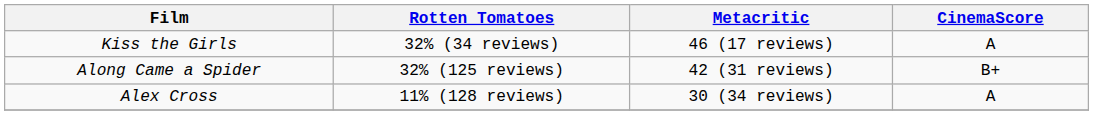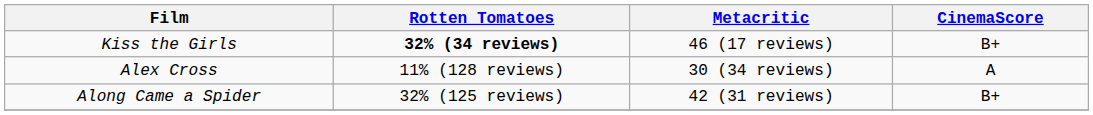(482, 44) normal -> (482, 44) bold
(990, 44) A -> (990, 44) B+
rows swapped: (169, 70) <-> (169, 97)
